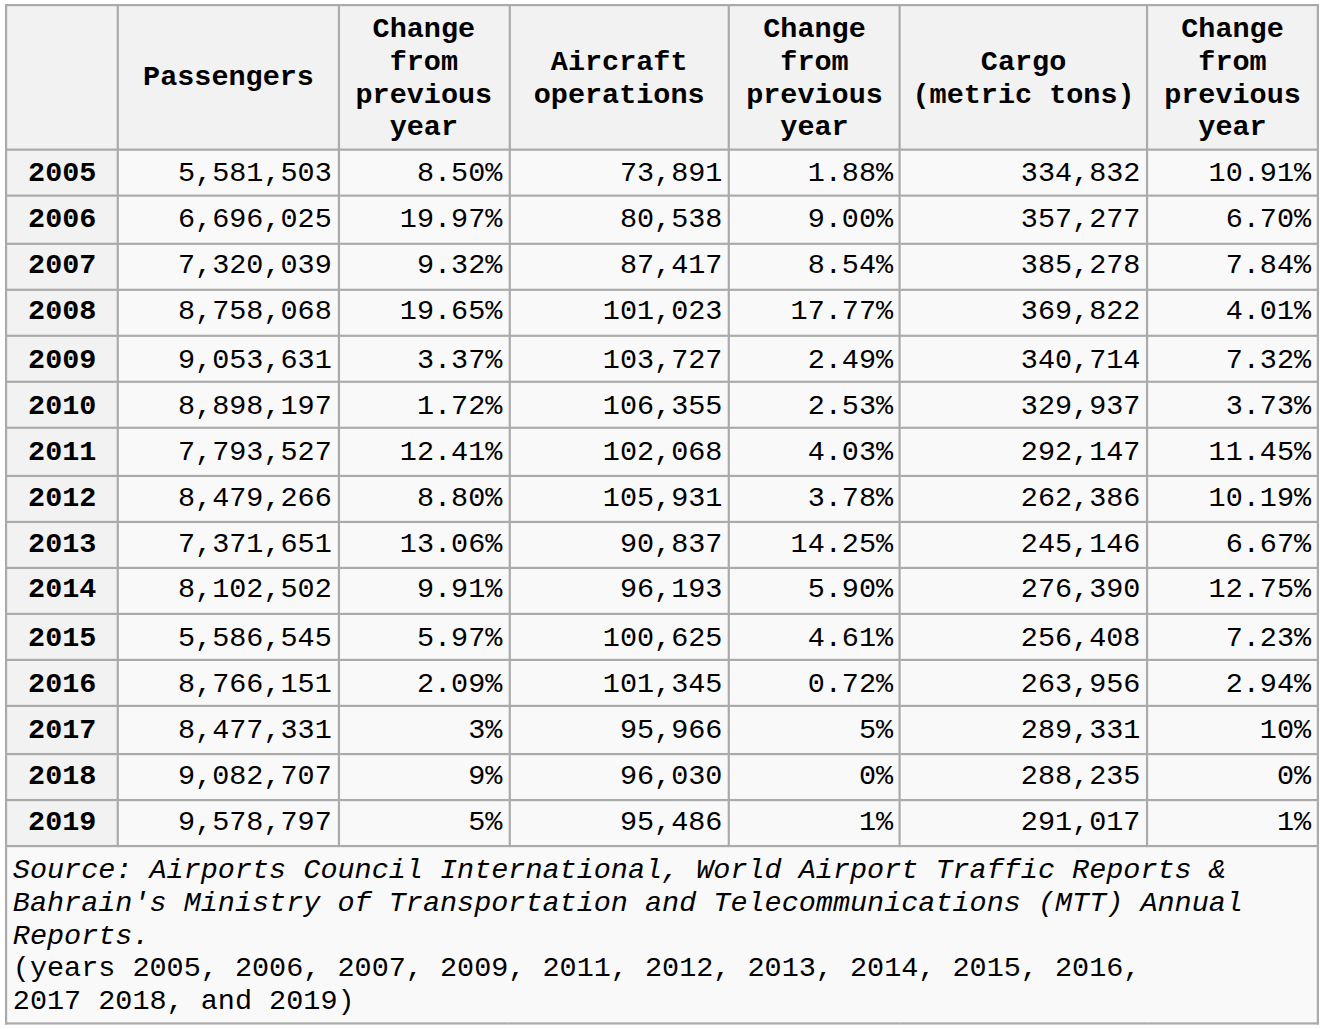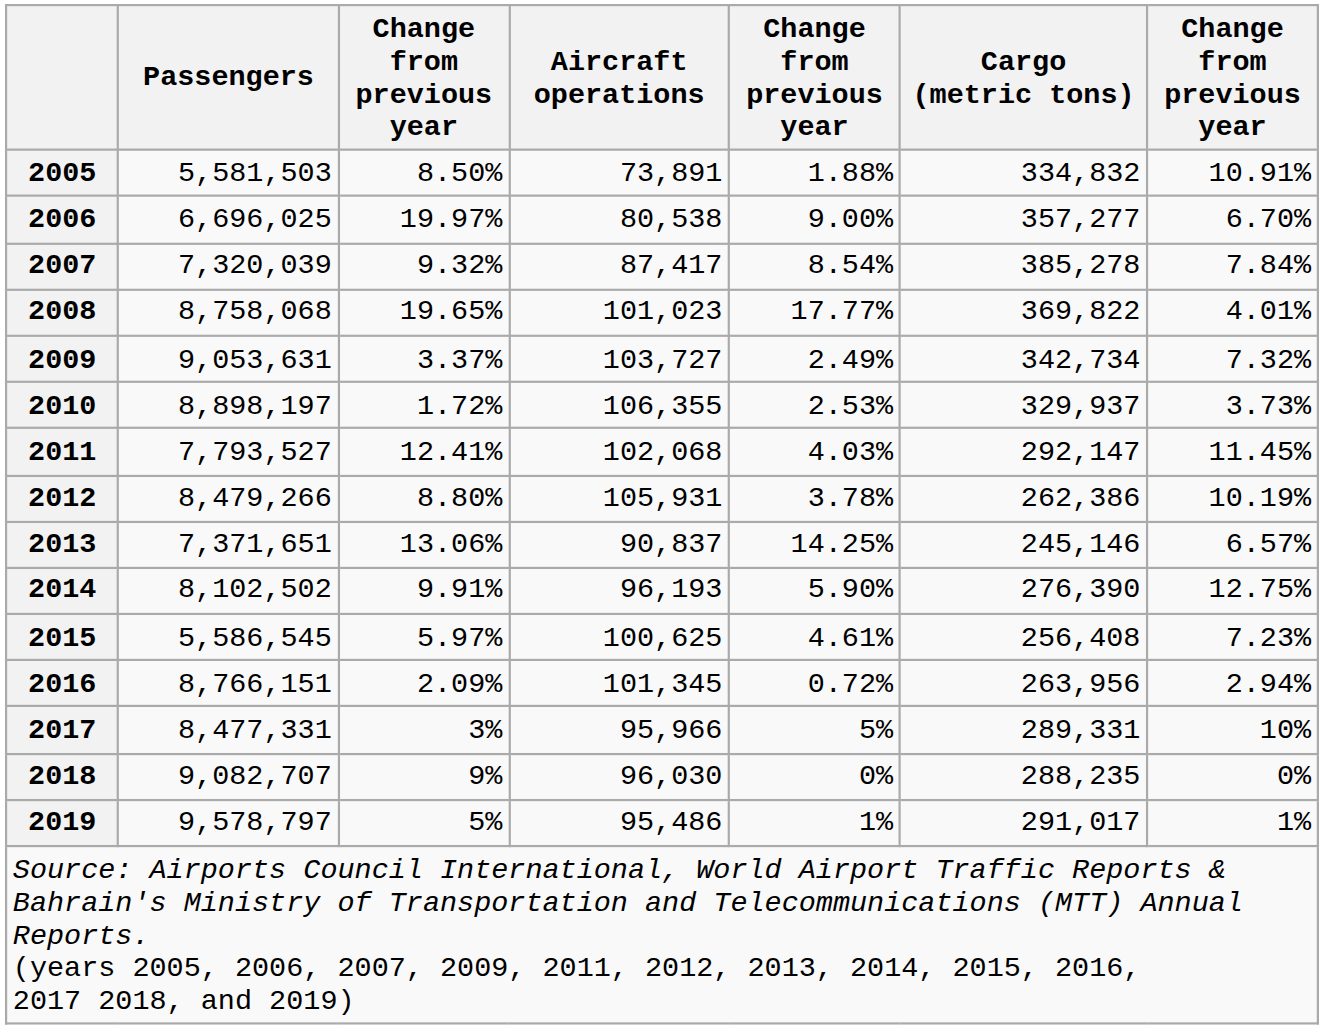(1081, 359) 340,714 -> (1081, 359) 342,734
(1268, 544) 6.67% -> (1268, 544) 6.57%
